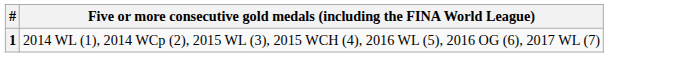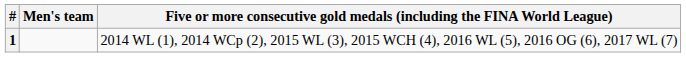+ column: (58, 16)
